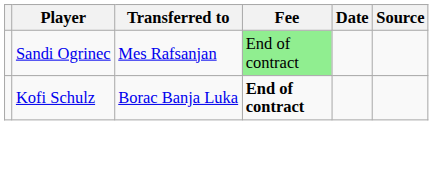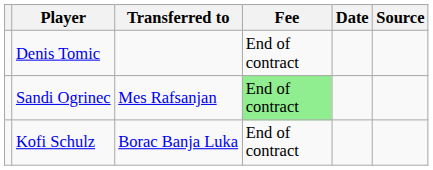+ row: (58, 52)
(275, 97) bold -> (272, 142) normal
